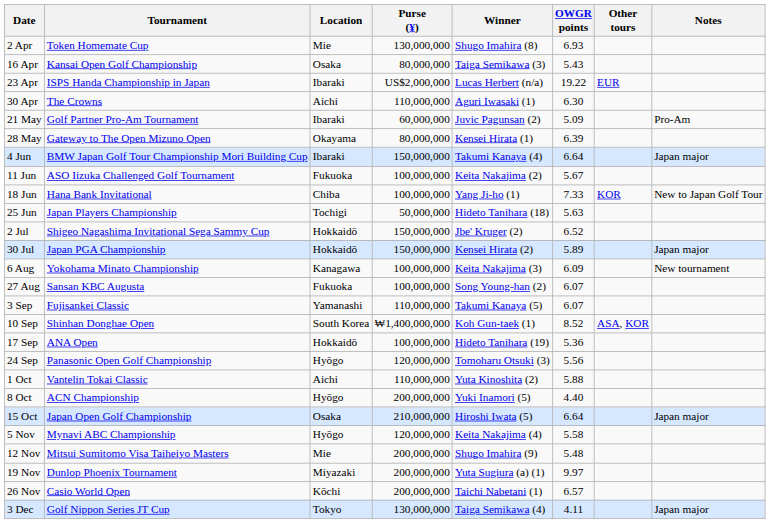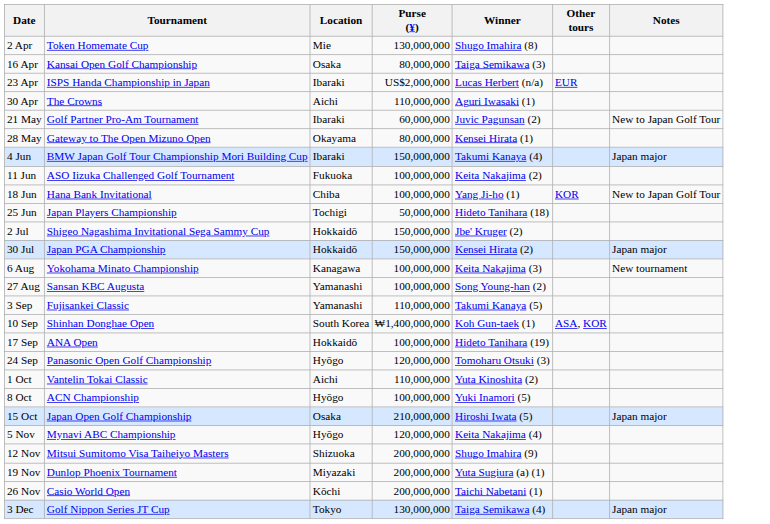- column: (573, 20)
(672, 120) Pro-Am -> (666, 120) New to Japan Golf Tour
(332, 286) Fukuoka -> (338, 286) Yamanashi
(422, 398) 200,000,000 -> (422, 398) 100,000,000
(322, 453) Mie -> (334, 453) Shizuoka
